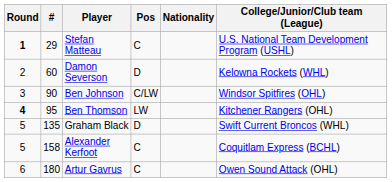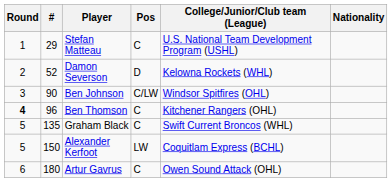columns swapped: (188, 18) <-> (302, 18)
(23, 45) bold -> (23, 45) normal
(52, 72) 60 -> (52, 72) 52
(52, 110) 95 -> (52, 110) 96
(141, 110) LW -> (137, 110) C
(137, 126) D -> (137, 126) C
(52, 148) 158 -> (52, 148) 150
(137, 148) C -> (141, 148) LW
